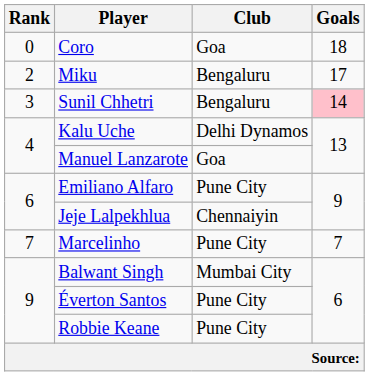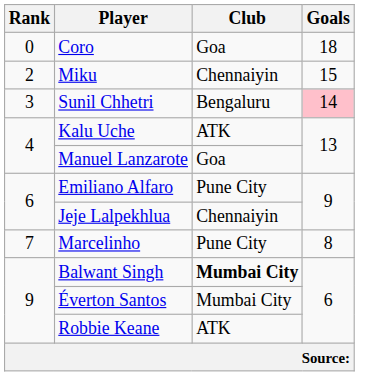(233, 74) Bengaluru -> (237, 74) Chennaiyin
(338, 74) 17 -> (328, 74) 15
(252, 131) Delhi Dynamos -> (213, 131) ATK
(338, 243) 7 -> (328, 243) 8
(244, 272) normal -> (247, 272) bold
(231, 300) Pune City -> (244, 300) Mumbai City
(231, 328) Pune City -> (213, 328) ATK
